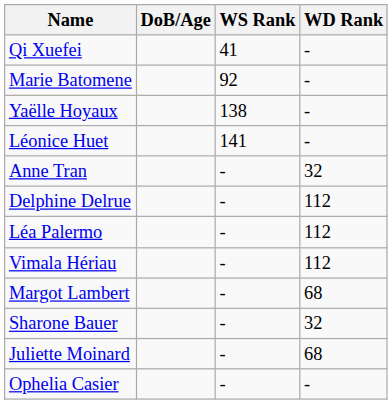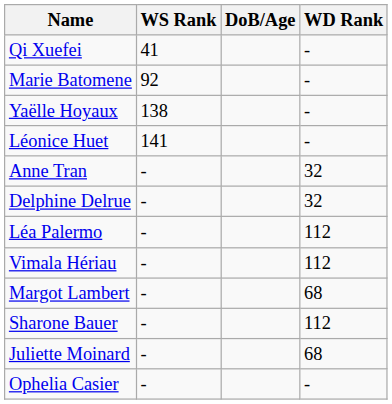columns swapped: (176, 19) <-> (257, 19)
(317, 201) 112 -> (313, 201) 32
(313, 323) 32 -> (317, 323) 112
